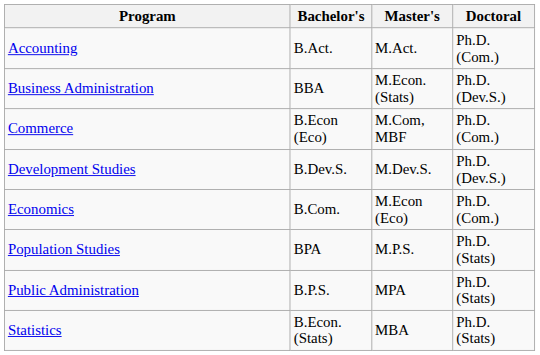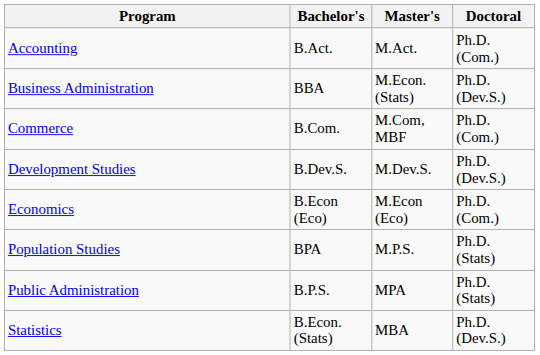(316, 128) B.Econ (Eco) -> (317, 128) B.Com.
(317, 209) B.Com. -> (316, 209) B.Econ (Eco)
(476, 330) Ph.D. (Stats) -> (481, 330) Ph.D. (Dev.S.)
